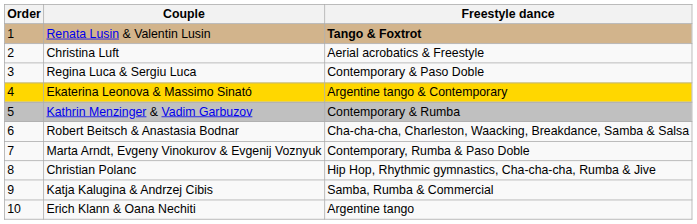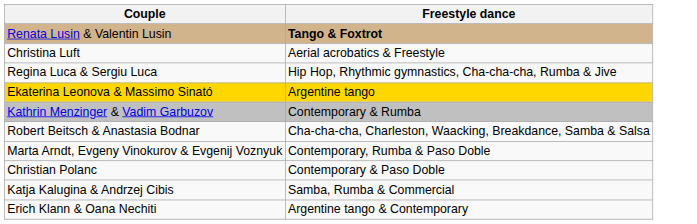- column: (24, 14)
(406, 72) Contemporary & Paso Doble -> (452, 72) Hip Hop, Rhythmic gymnastics, Cha-cha-cha, Rumba & Jive
(417, 92) Argentine tango & Contemporary -> (331, 92) Argentine tango
(492, 170) Hip Hop, Rhythmic gymnastics, Cha-cha-cha, Rumba & Jive -> (366, 170) Contemporary & Paso Doble
(371, 209) Argentine tango -> (378, 209) Argentine tango & Contemporary
